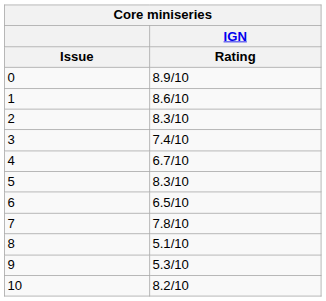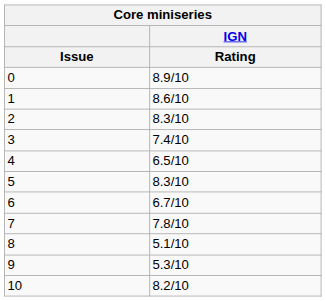(171, 161) 6.7/10 -> (171, 161) 6.5/10
(171, 202) 6.5/10 -> (171, 202) 6.7/10
